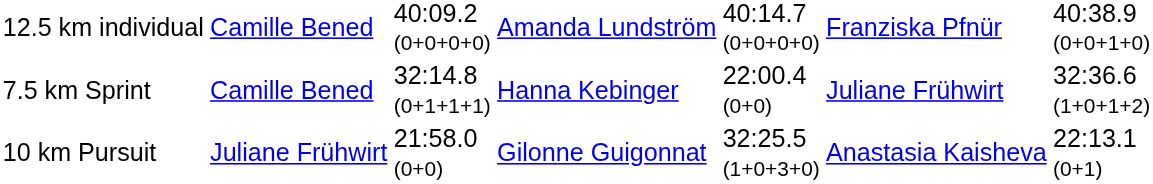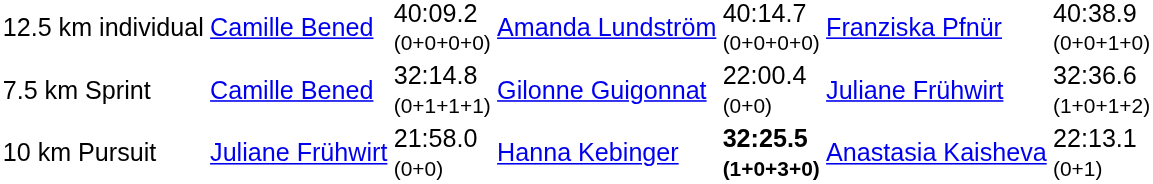(588, 90) Hanna Kebinger -> (602, 90) Gilonne Guigonnat
(602, 153) Gilonne Guigonnat -> (588, 153) Hanna Kebinger
(771, 153) normal -> (771, 153) bold
